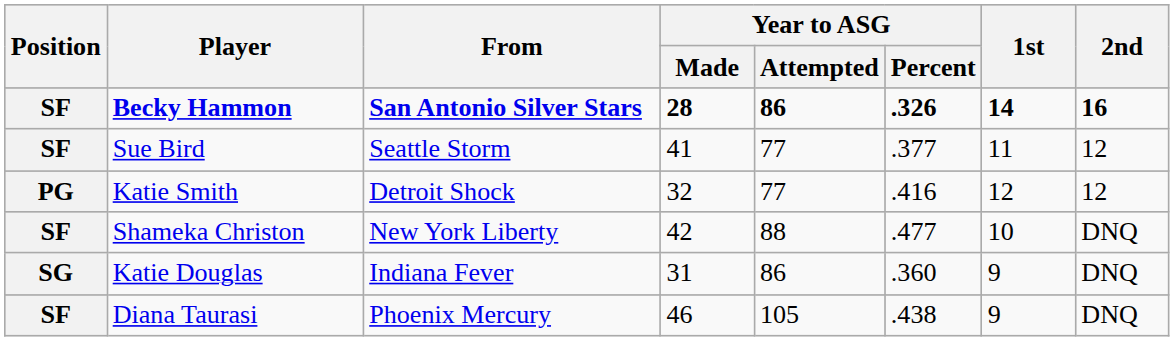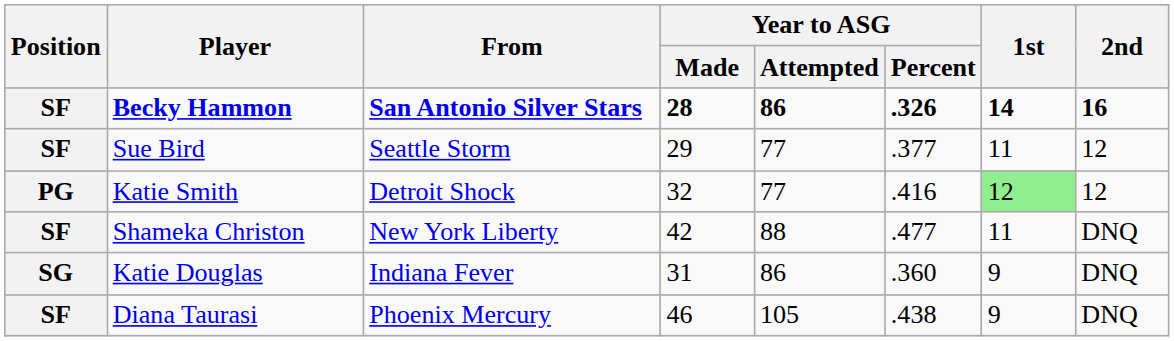(680, 149) 41 -> (680, 149) 29
(1001, 190) no background -> (1001, 190) lightgreen background
(1001, 231) 10 -> (1000, 231) 11
